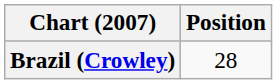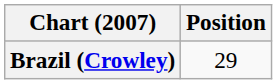(226, 59) 28 -> (226, 59) 29
